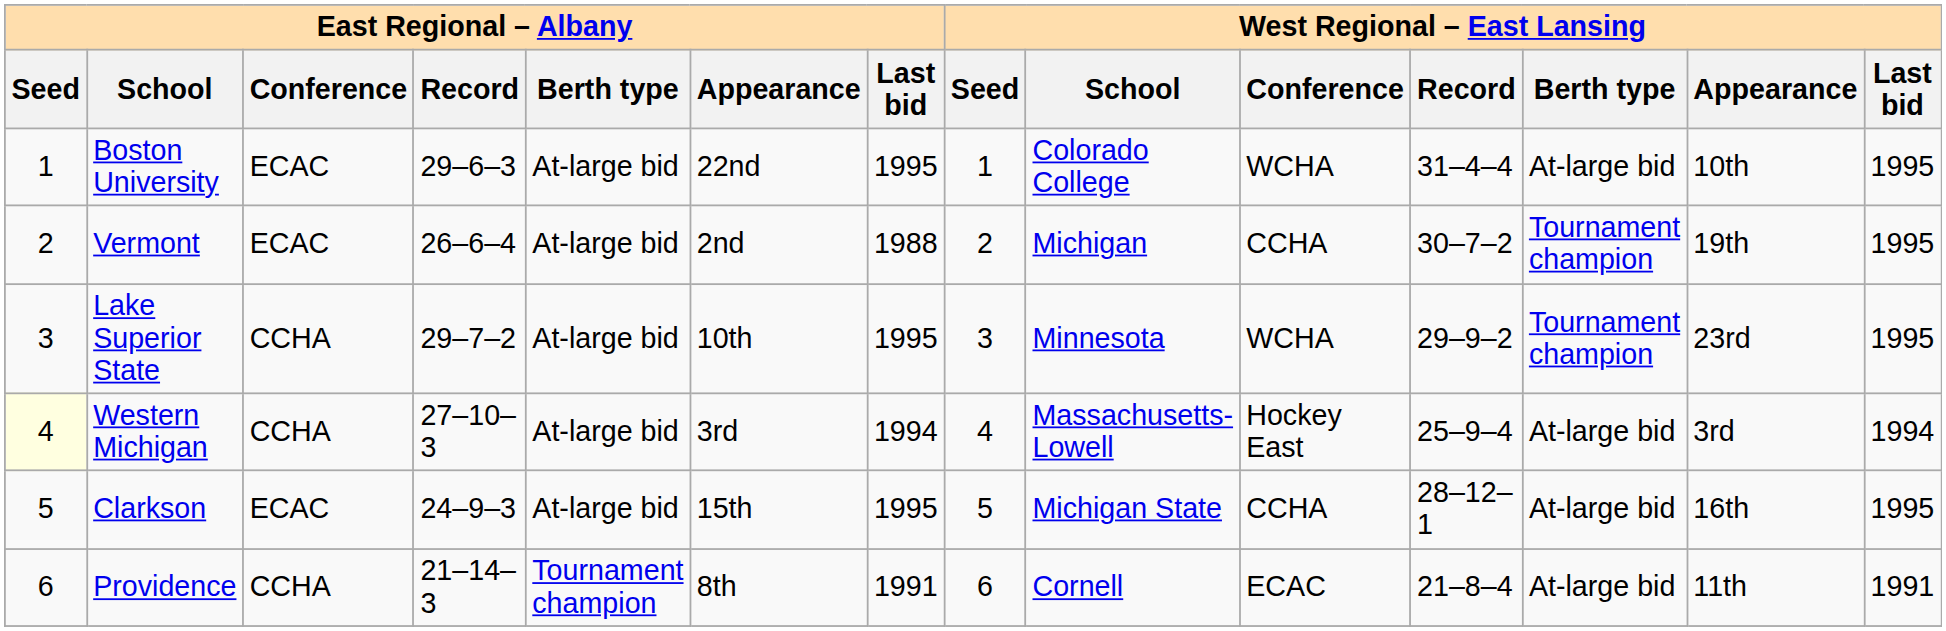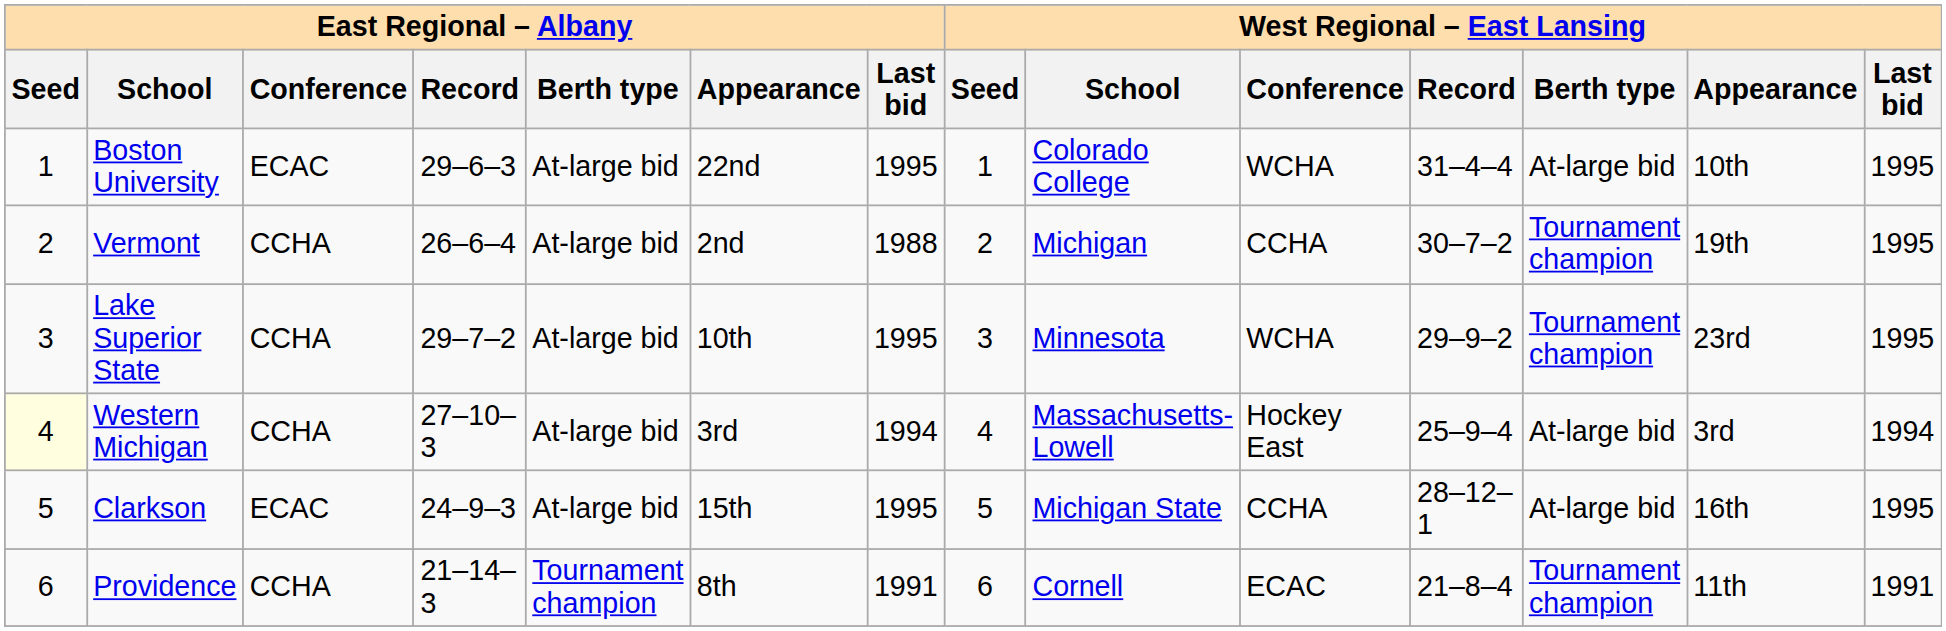(289, 244) ECAC -> (290, 244) CCHA
(1602, 586) At-large bid -> (1605, 586) Tournament champion
